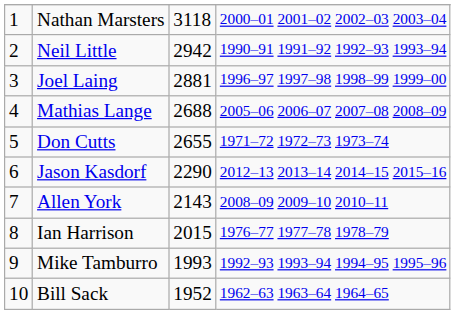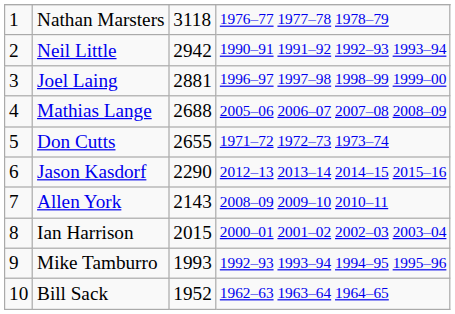(333, 19) 2000–01 2001–02 2002–03 2003–04 -> (304, 19) 1976–77 1977–78 1978–79
(304, 232) 1976–77 1977–78 1978–79 -> (333, 232) 2000–01 2001–02 2002–03 2003–04
